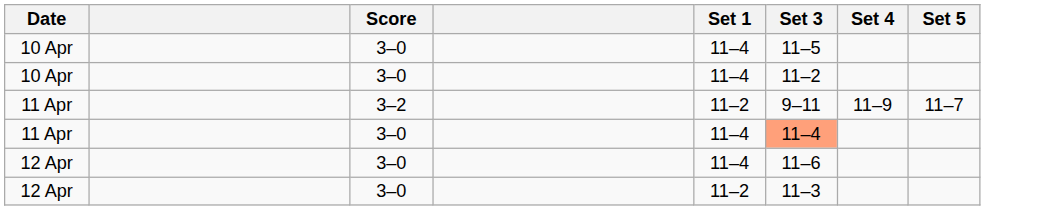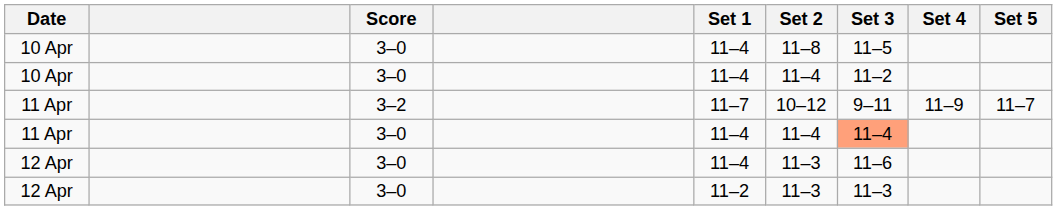+ column: (801, 19)
(730, 105) 11–2 -> (730, 105) 11–7
